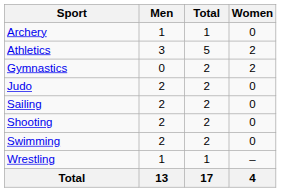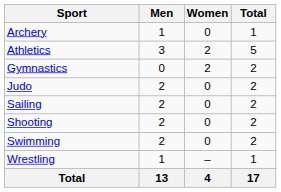columns swapped: (252, 13) <-> (207, 13)
